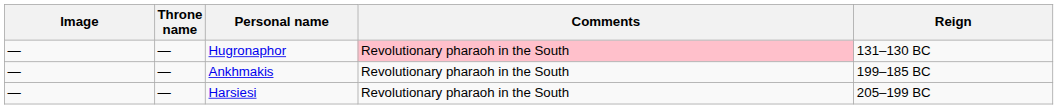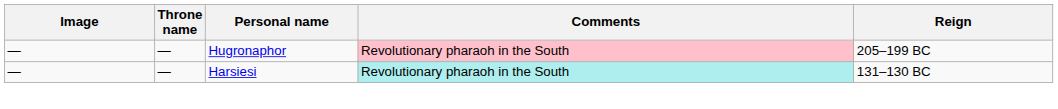(894, 51) 131–130 BC -> (894, 51) 205–199 BC
- row: (241, 72)
(465, 93) no background -> (465, 72) paleturquoise background
(894, 93) 205–199 BC -> (894, 72) 131–130 BC
